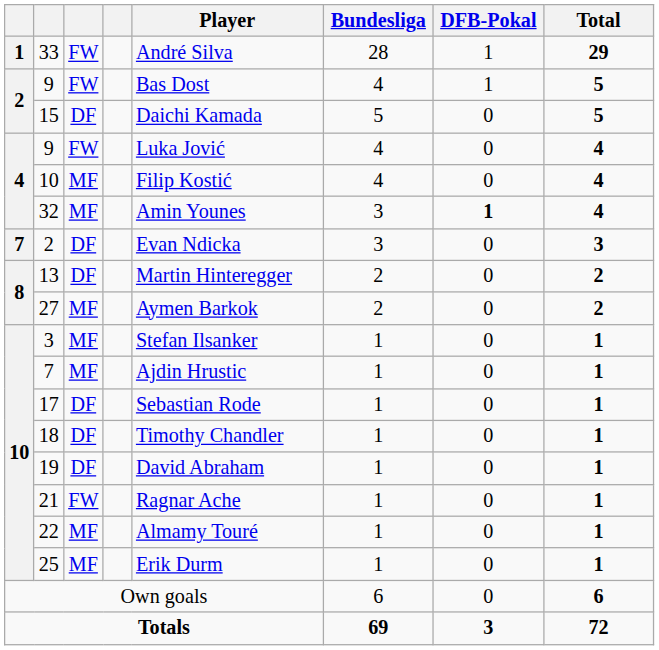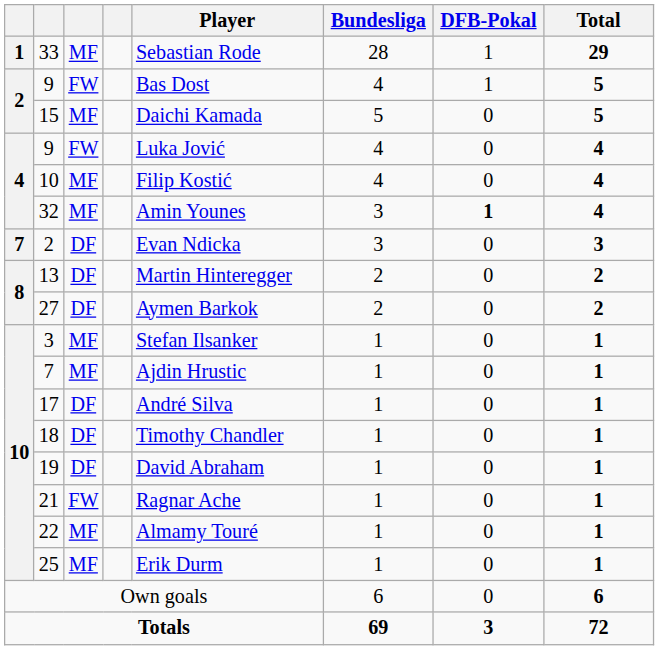(83, 52) FW -> (83, 52) MF
(184, 52) André Silva -> (198, 52) Sebastian Rode
(83, 116) DF -> (83, 116) MF
(83, 308) MF -> (83, 308) DF
(198, 404) Sebastian Rode -> (184, 404) André Silva
